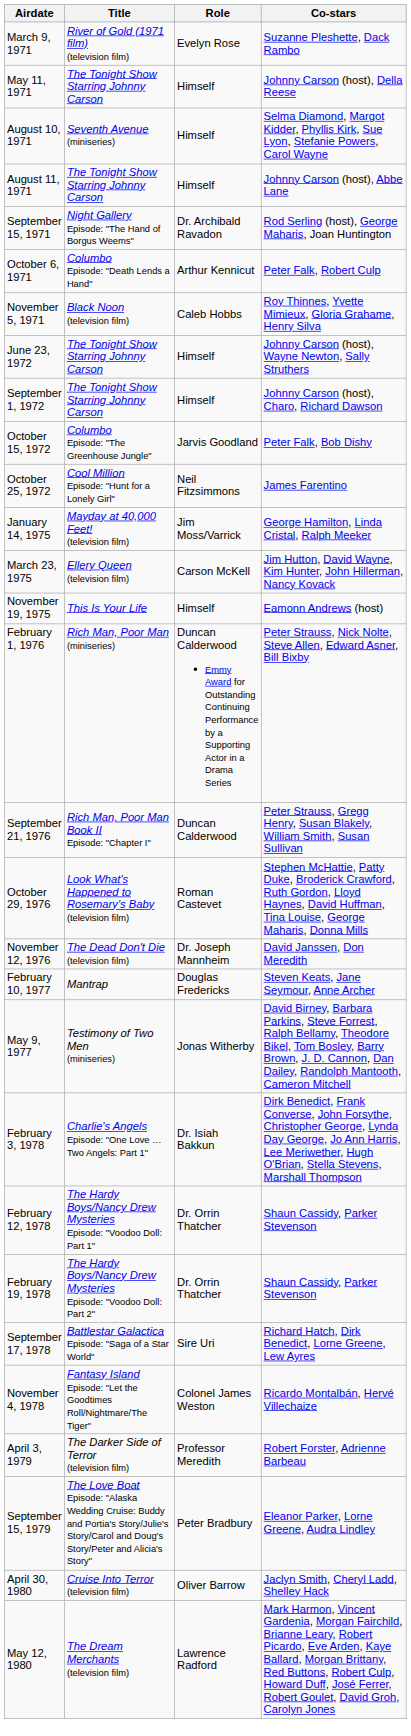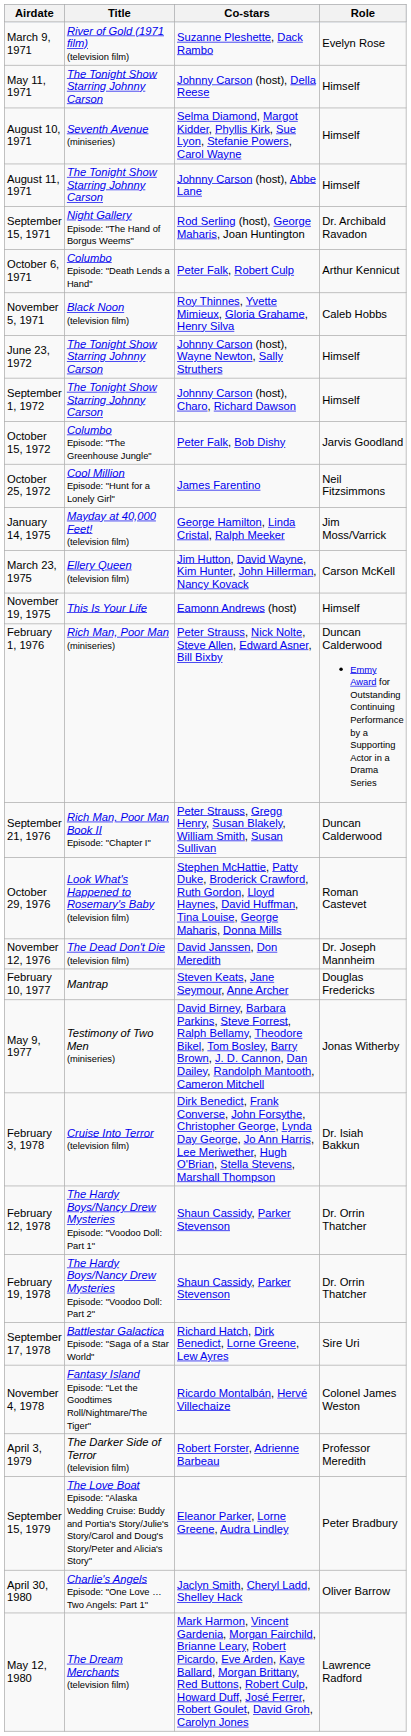columns swapped: (218, 13) <-> (334, 13)
(114, 1139) Charlie's Angels Episode: "One Love … Two Angels: Part 1" -> (110, 1139) Cruise Into Terror (television film)
(110, 1585) Cruise Into Terror (television film) -> (114, 1591) Charlie's Angels Episode: "One Love … Two Angels: Part 1"
